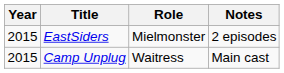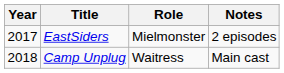(22, 36) 2015 -> (22, 36) 2017
(22, 57) 2015 -> (22, 57) 2018
